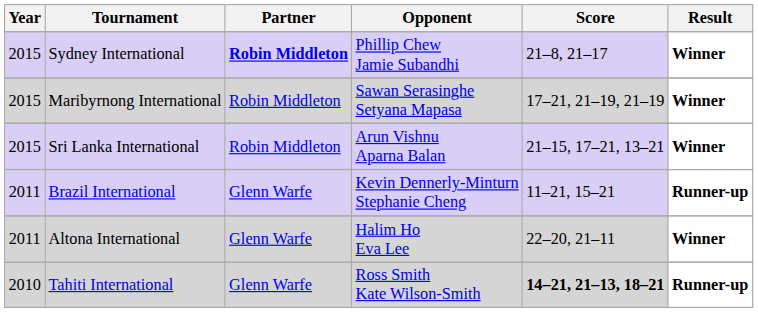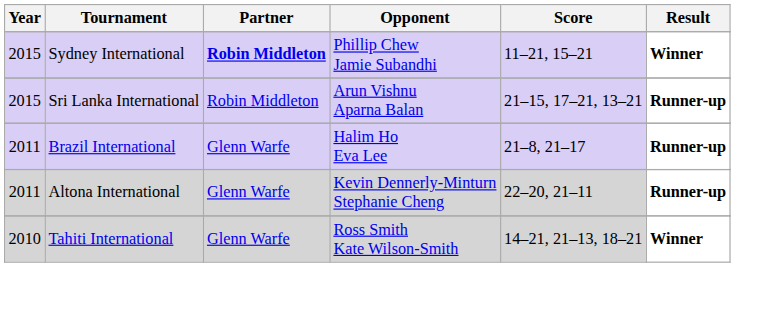(567, 54) 21–8, 21–17 -> (549, 54) 11–21, 15–21
- row: (135, 100)
(699, 146) Winner -> (688, 100) Runner-up
(437, 192) Kevin Dennerly-Minturn Stephanie Cheng -> (366, 146) Halim Ho Eva Lee
(571, 192) 11–21, 15–21 -> (545, 146) 21–8, 21–17
(388, 238) Halim Ho Eva Lee -> (415, 192) Kevin Dennerly-Minturn Stephanie Cheng
(699, 238) Winner -> (688, 192) Runner-up
(595, 284) bold -> (573, 238) normal
(710, 284) Runner-up -> (676, 238) Winner
